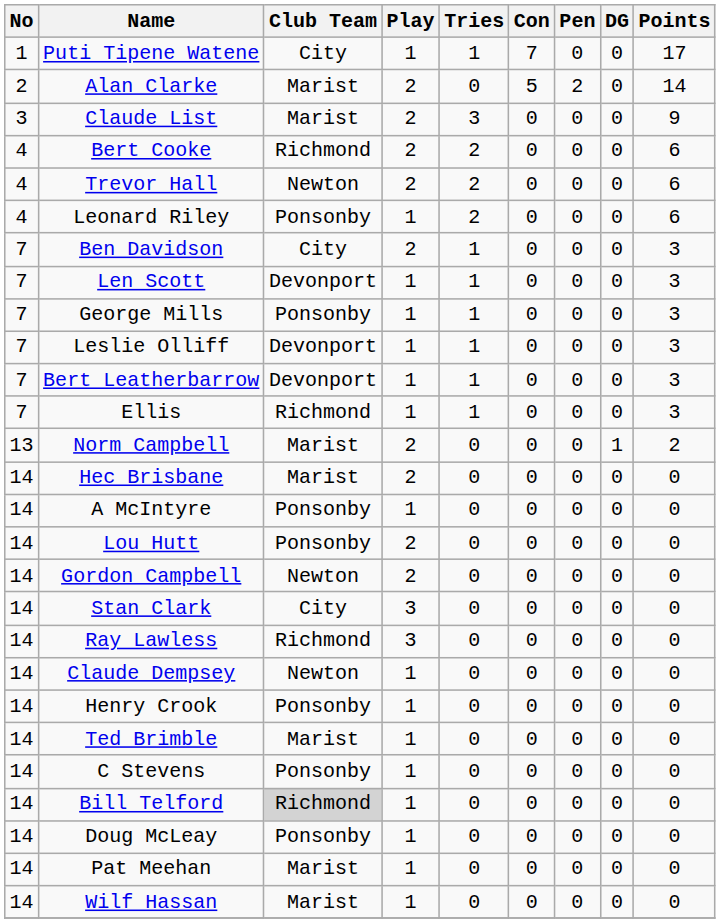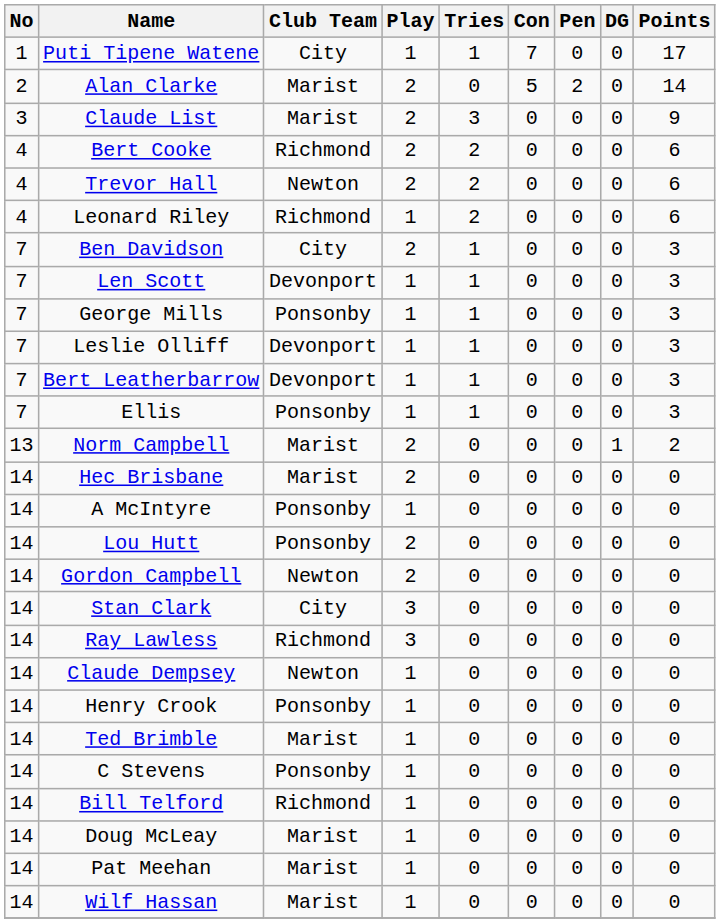(323, 217) Ponsonby -> (323, 217) Richmond
(323, 413) Richmond -> (323, 413) Ponsonby
(323, 804) lightgrey background -> (323, 804) no background
(323, 837) Ponsonby -> (323, 837) Marist
